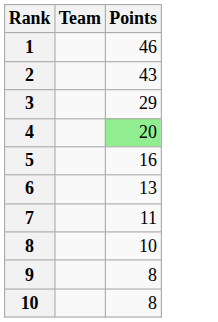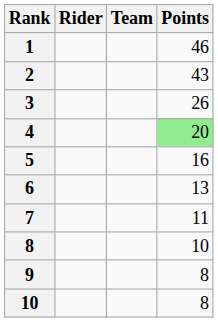+ column: (81, 18)
(148, 103) 29 -> (200, 103) 26
